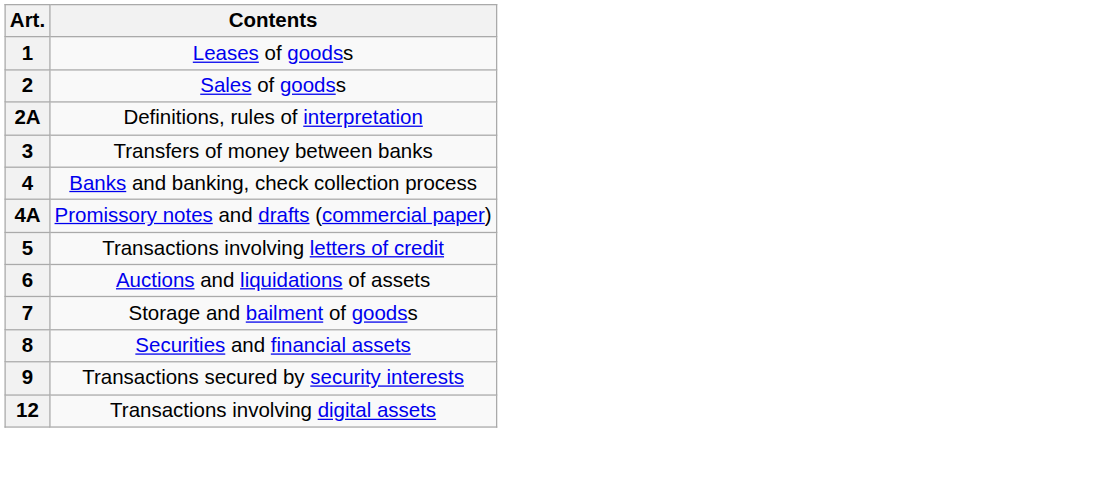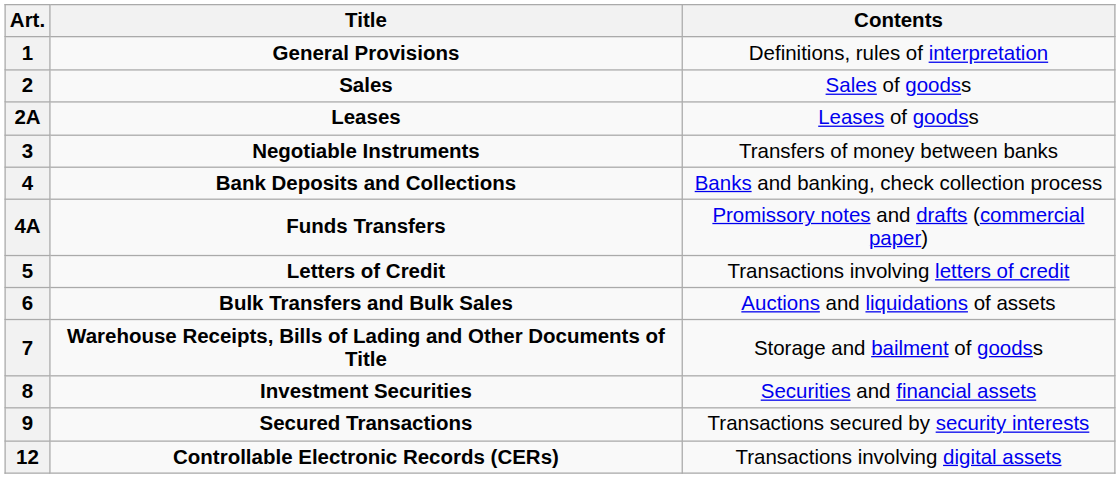+ column: (366, 20)
(273, 53) Leases of goodss -> (898, 53) Definitions, rules of interpretation
(273, 118) Definitions, rules of interpretation -> (898, 118) Leases of goodss
